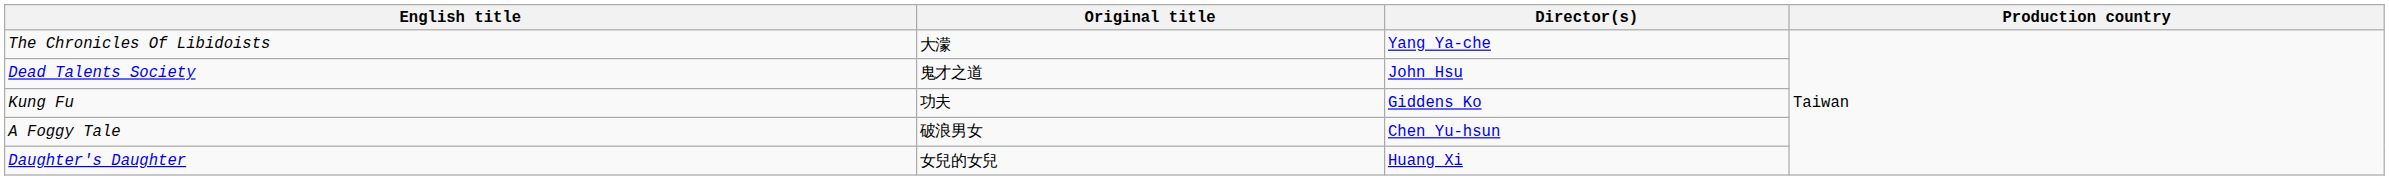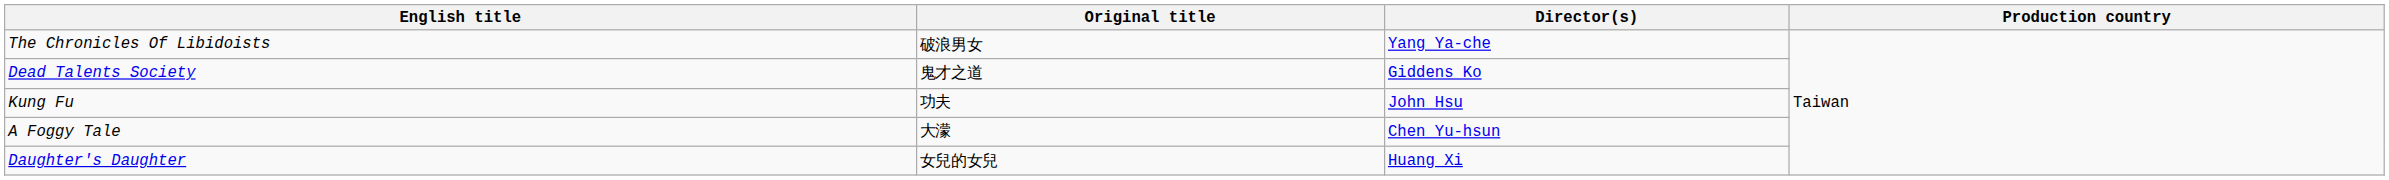(935, 45) 大濛 -> (951, 45) 破浪男女
(1425, 74) John Hsu -> (1435, 74) Giddens Ko
(1435, 103) Giddens Ko -> (1425, 103) John Hsu
(951, 132) 破浪男女 -> (935, 132) 大濛
